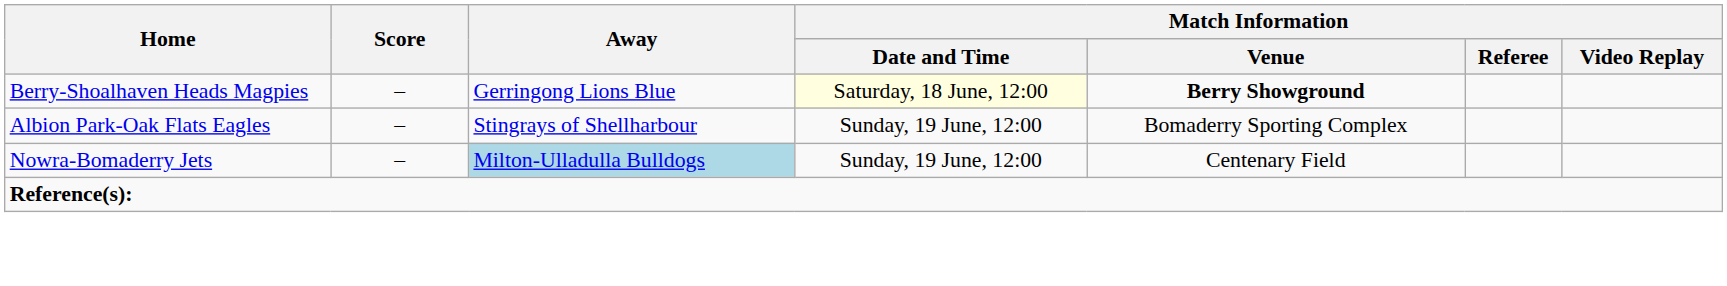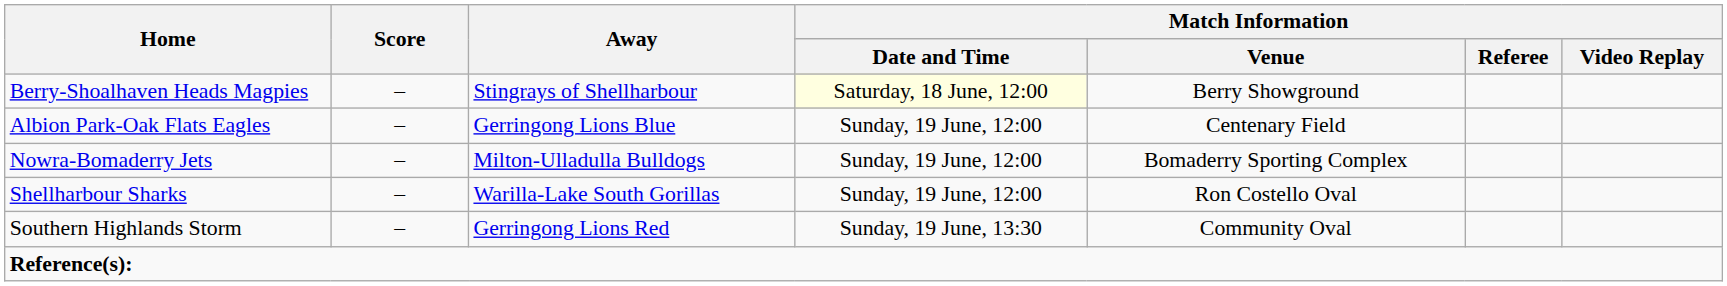(574, 90) Gerringong Lions Blue -> (585, 90) Stingrays of Shellharbour
(1276, 90) bold -> (1276, 90) normal
(585, 125) Stingrays of Shellharbour -> (574, 125) Gerringong Lions Blue
(1276, 125) Bomaderry Sporting Complex -> (1276, 125) Centenary Field
(589, 159) lightblue background -> (589, 159) no background
(1276, 159) Centenary Field -> (1276, 159) Bomaderry Sporting Complex
+ row: (98, 194)
+ row: (126, 228)
